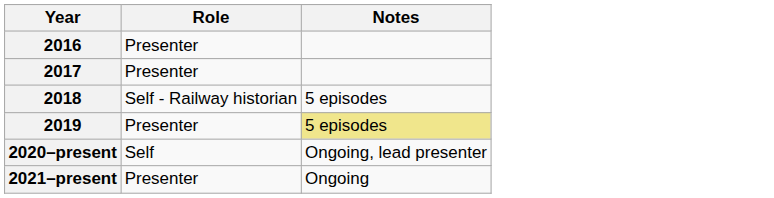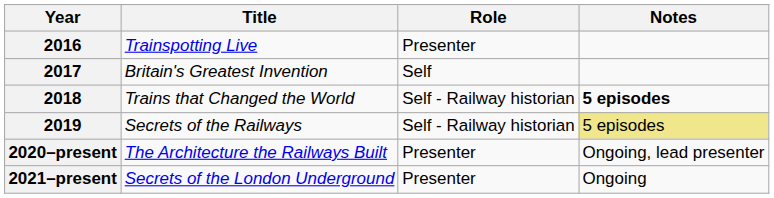+ column: (260, 17)
(161, 71) Presenter -> (417, 71) Self
(346, 98) normal -> (626, 98) bold
(161, 125) Presenter -> (488, 125) Self - Railway historian
(139, 152) Self -> (439, 152) Presenter
